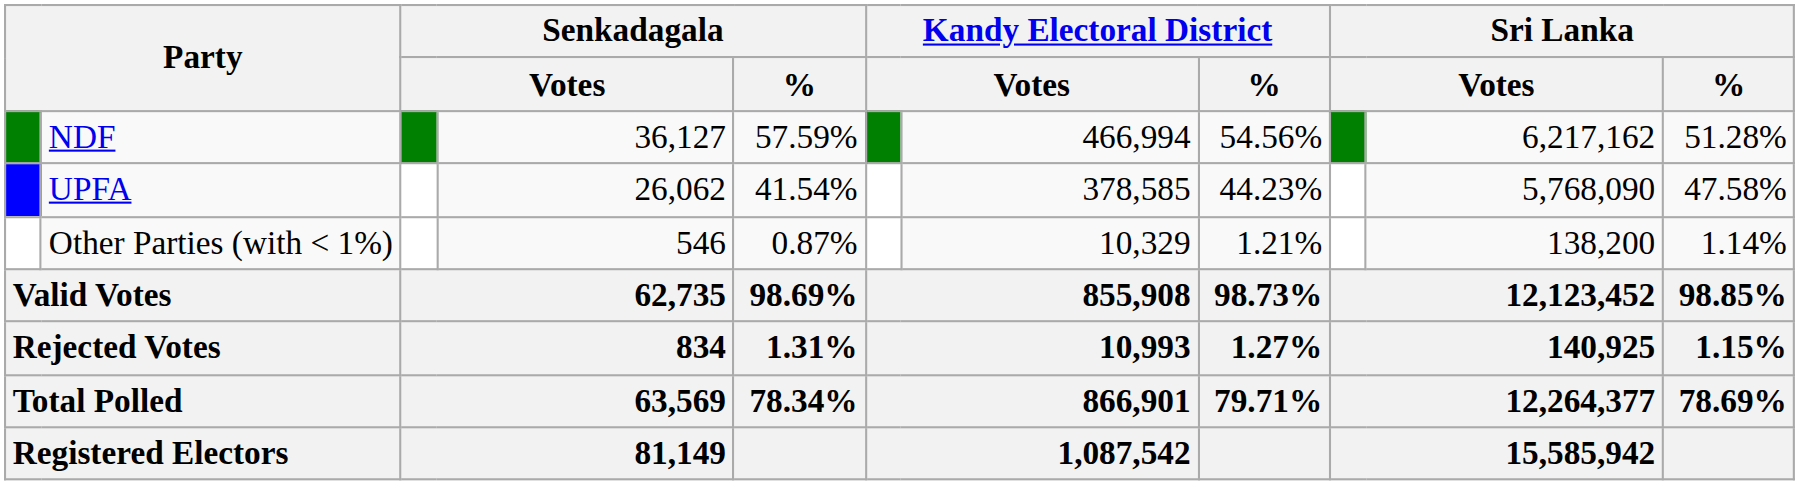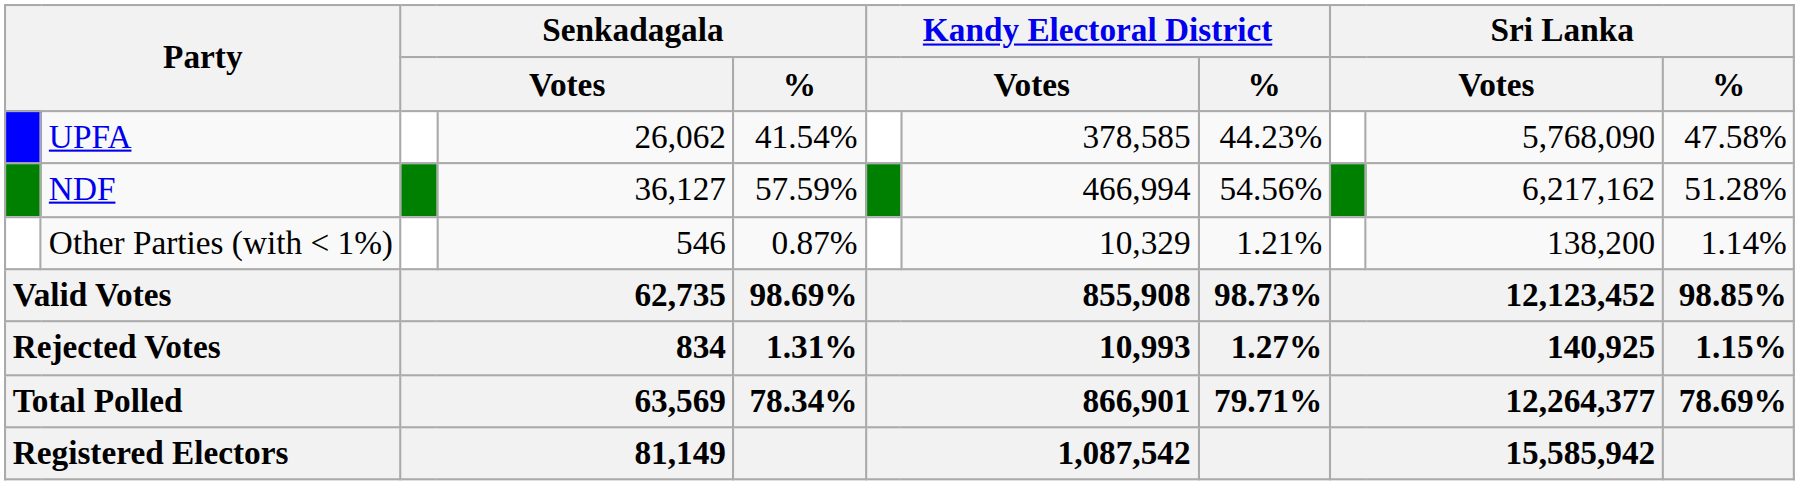rows swapped: (82, 136) <-> (90, 189)
